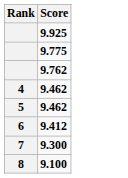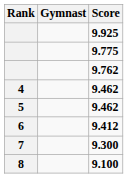+ column: (63, 13)
